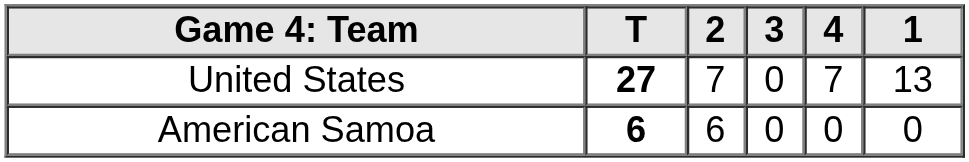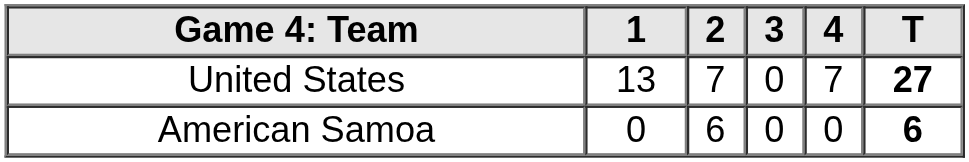columns swapped: (913, 30) <-> (636, 30)
